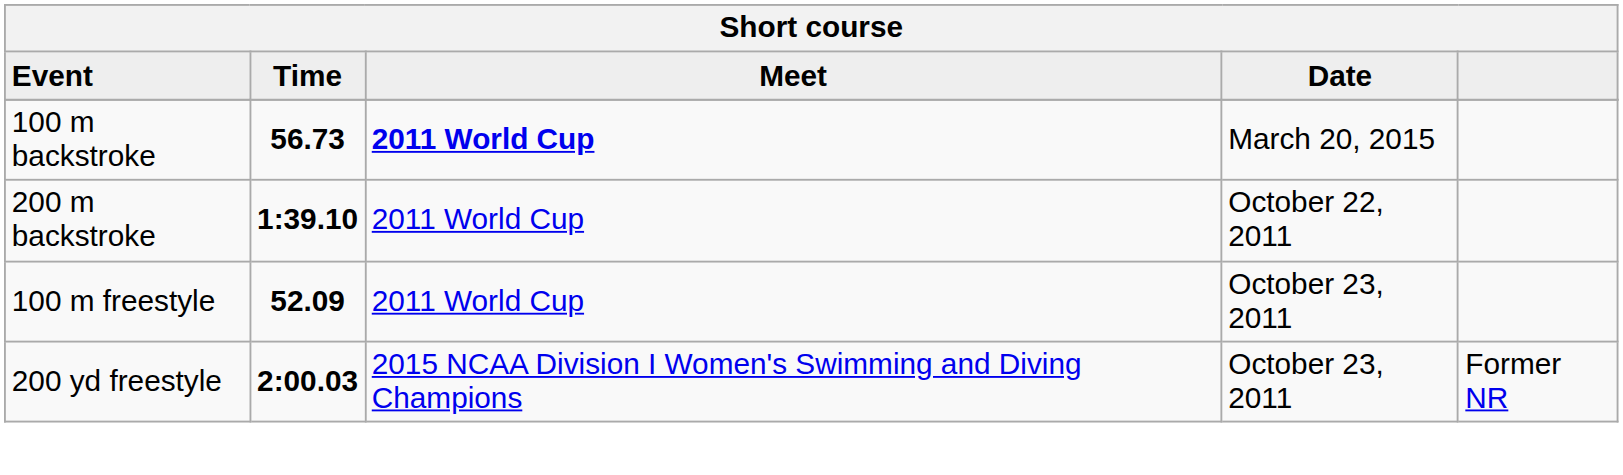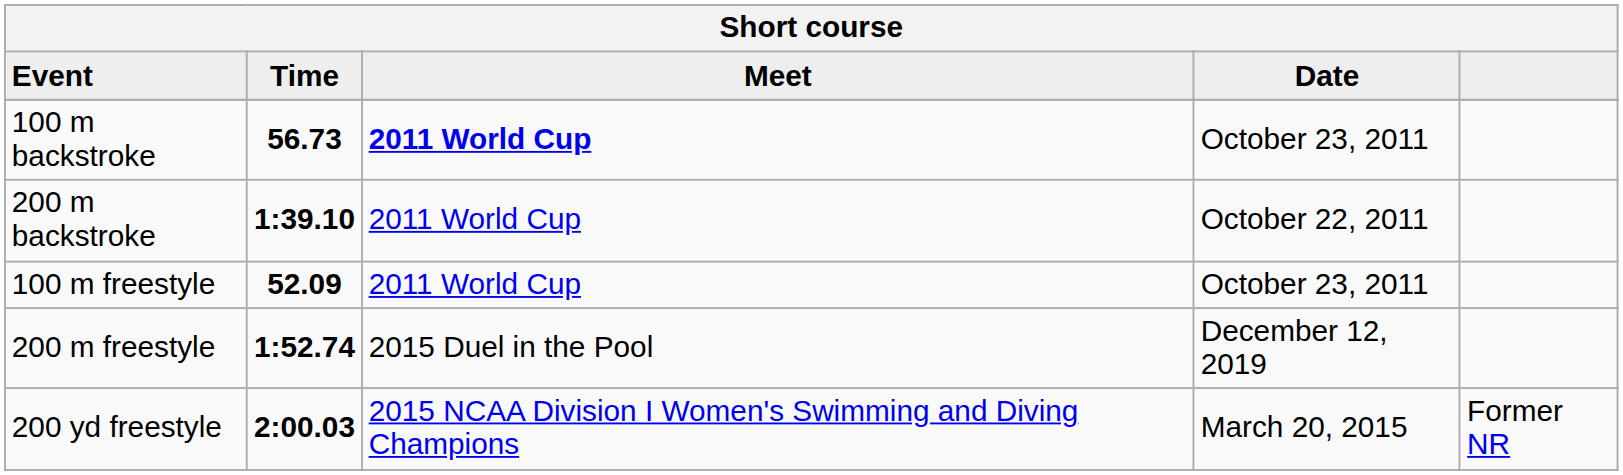(1332, 139) March 20, 2015 -> (1315, 139) October 23, 2011
+ row: (114, 347)
(1306, 381) October 23, 2011 -> (1304, 428) March 20, 2015
